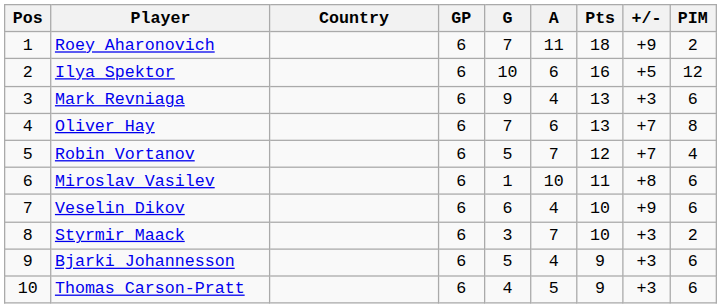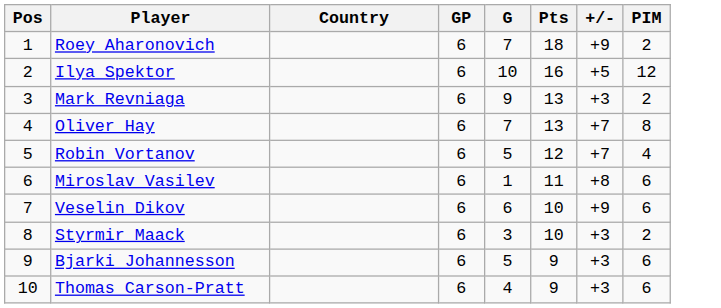- column: (554, 18)
(693, 100) 6 -> (646, 100) 2
